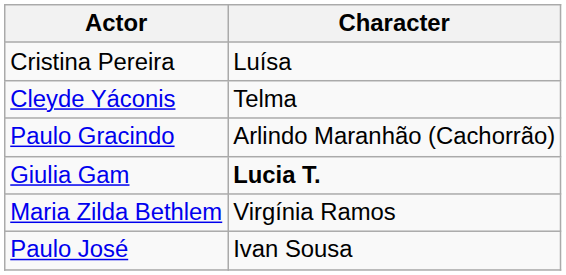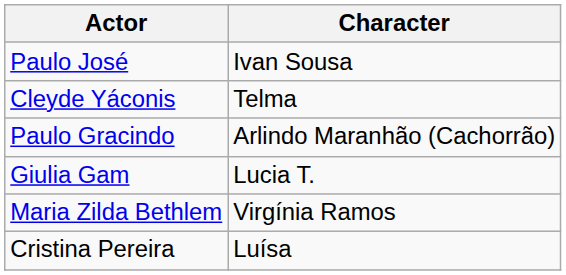rows swapped: (69, 250) <-> (92, 61)
(277, 174) bold -> (274, 174) normal
